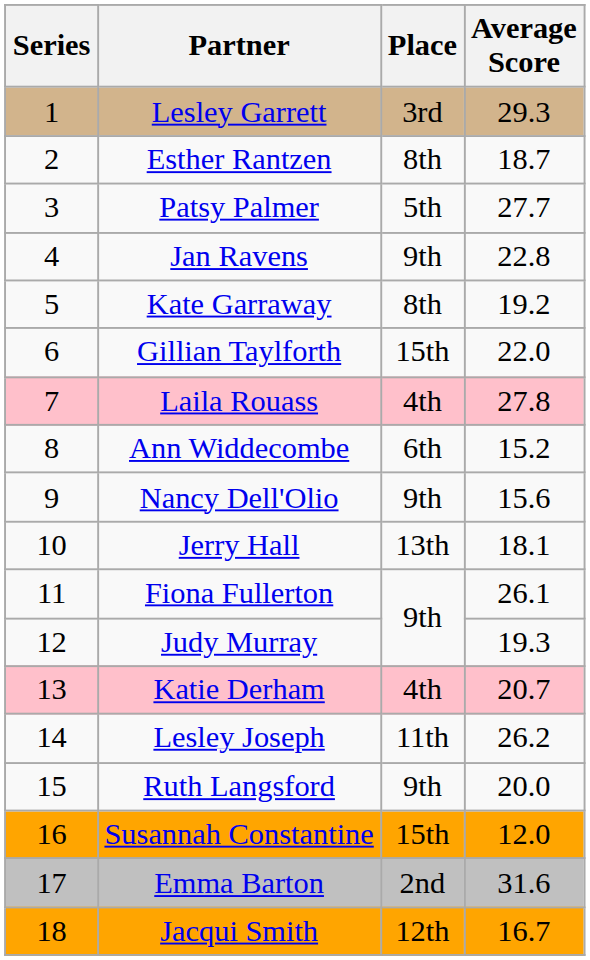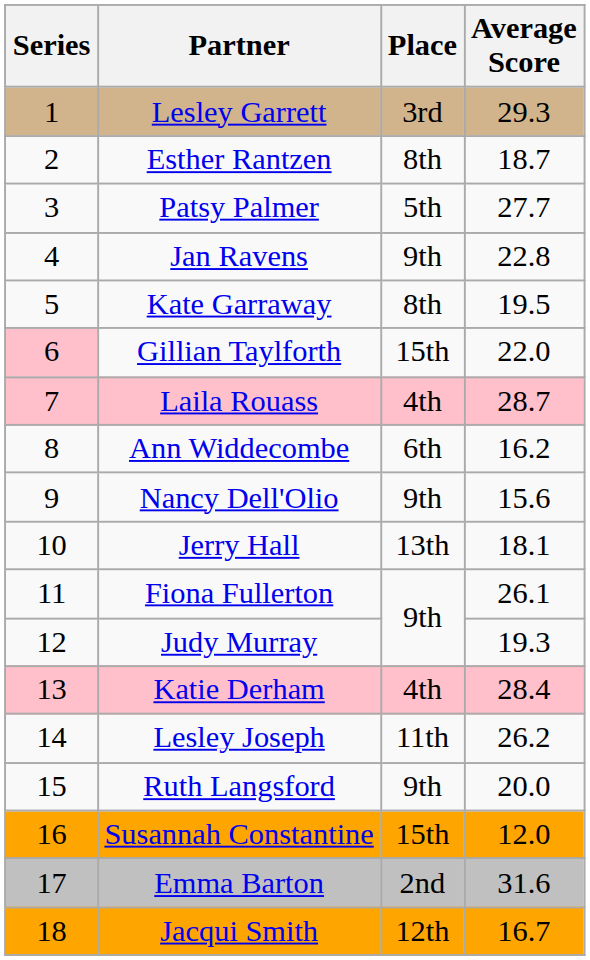(524, 303) 19.2 -> (524, 303) 19.5
(52, 352) no background -> (52, 352) pink background
(524, 400) 27.8 -> (524, 400) 28.7
(524, 448) 15.2 -> (524, 448) 16.2
(524, 689) 20.7 -> (524, 689) 28.4
